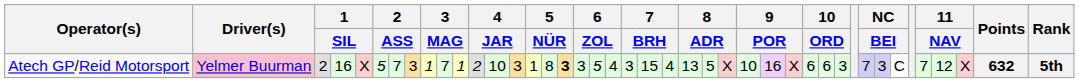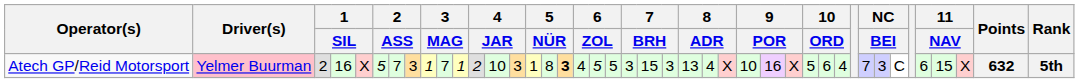(581, 65) 3 -> (581, 65) 4
(613, 65) 4 -> (613, 65) 5
(670, 65) 4 -> (670, 65) 3
(710, 65) 5 -> (710, 65) 4
(811, 65) 6 -> (811, 65) 5
(843, 65) 3 -> (843, 65) 4
(924, 65) 7 -> (924, 65) 6
(944, 65) 12 -> (944, 65) 15
